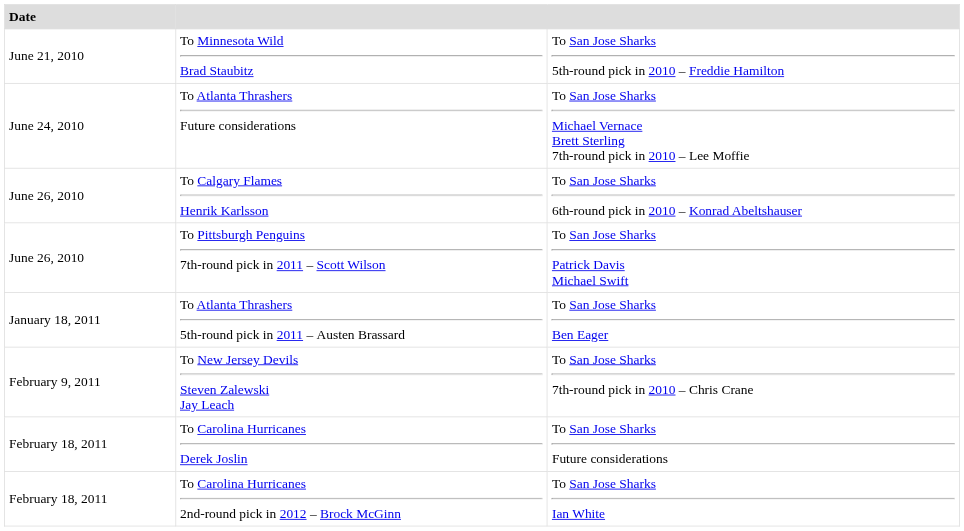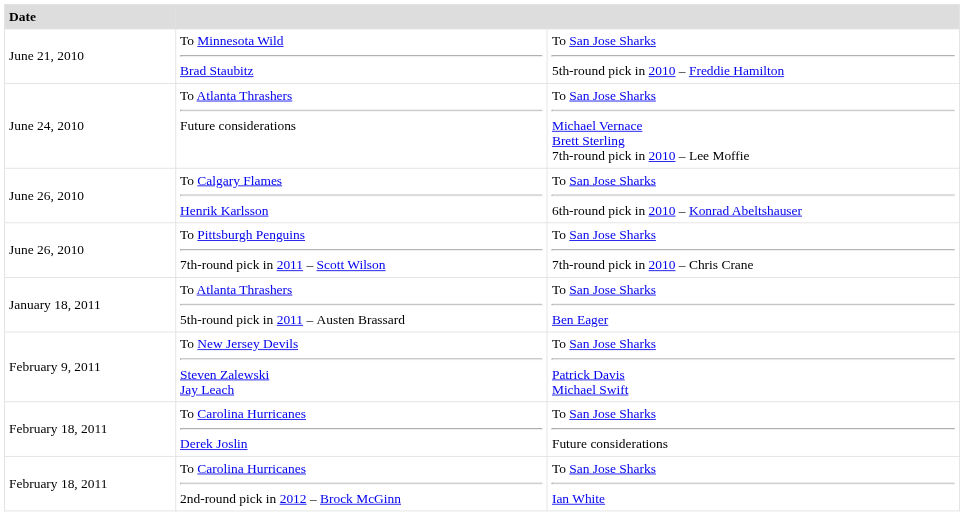(753, 257) To San Jose Sharks Patrick Davis Michael Swift -> (753, 250) To San Jose Sharks 7th-round pick in 2010 – Chris Crane
(753, 374) To San Jose Sharks 7th-round pick in 2010 – Chris Crane -> (753, 366) To San Jose Sharks Patrick Davis Michael Swift
